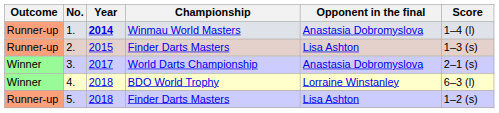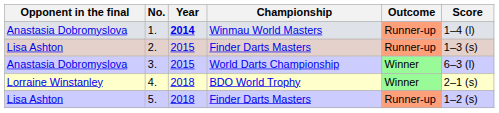columns swapped: (34, 13) <-> (371, 13)
(101, 64) 2017 -> (183, 64) 2015
(461, 64) 2–1 (s) -> (459, 64) 6–3 (l)
(459, 82) 6–3 (l) -> (461, 82) 2–1 (s)
